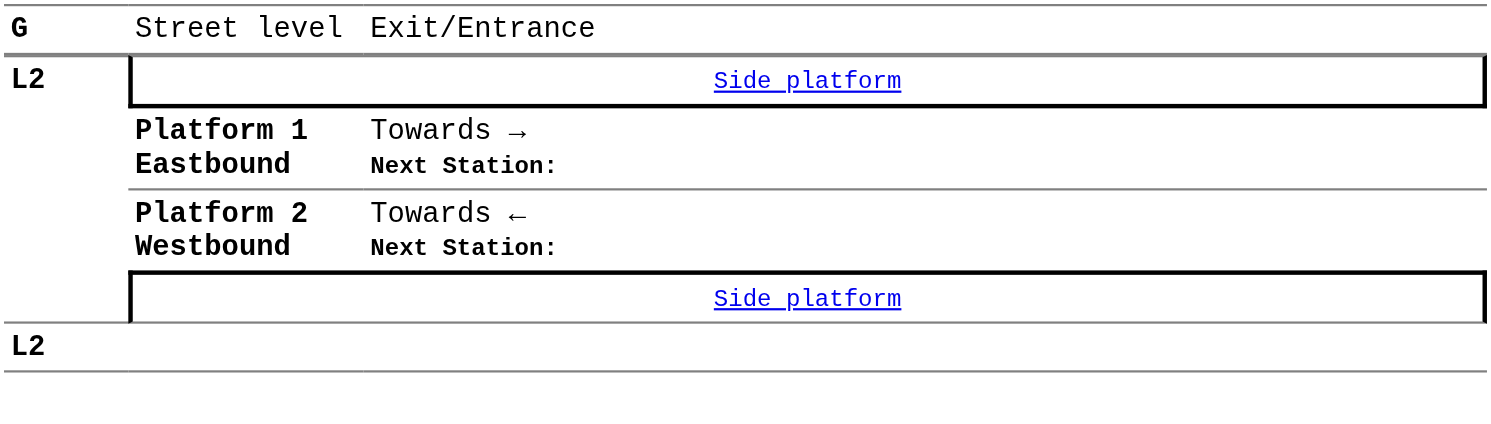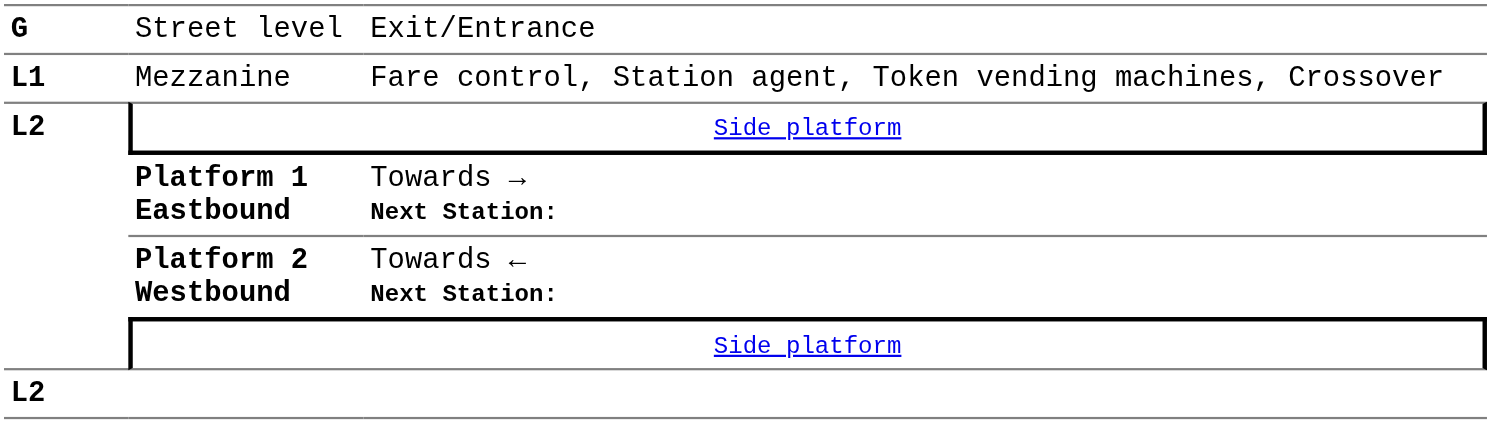+ row: (213, 78)
